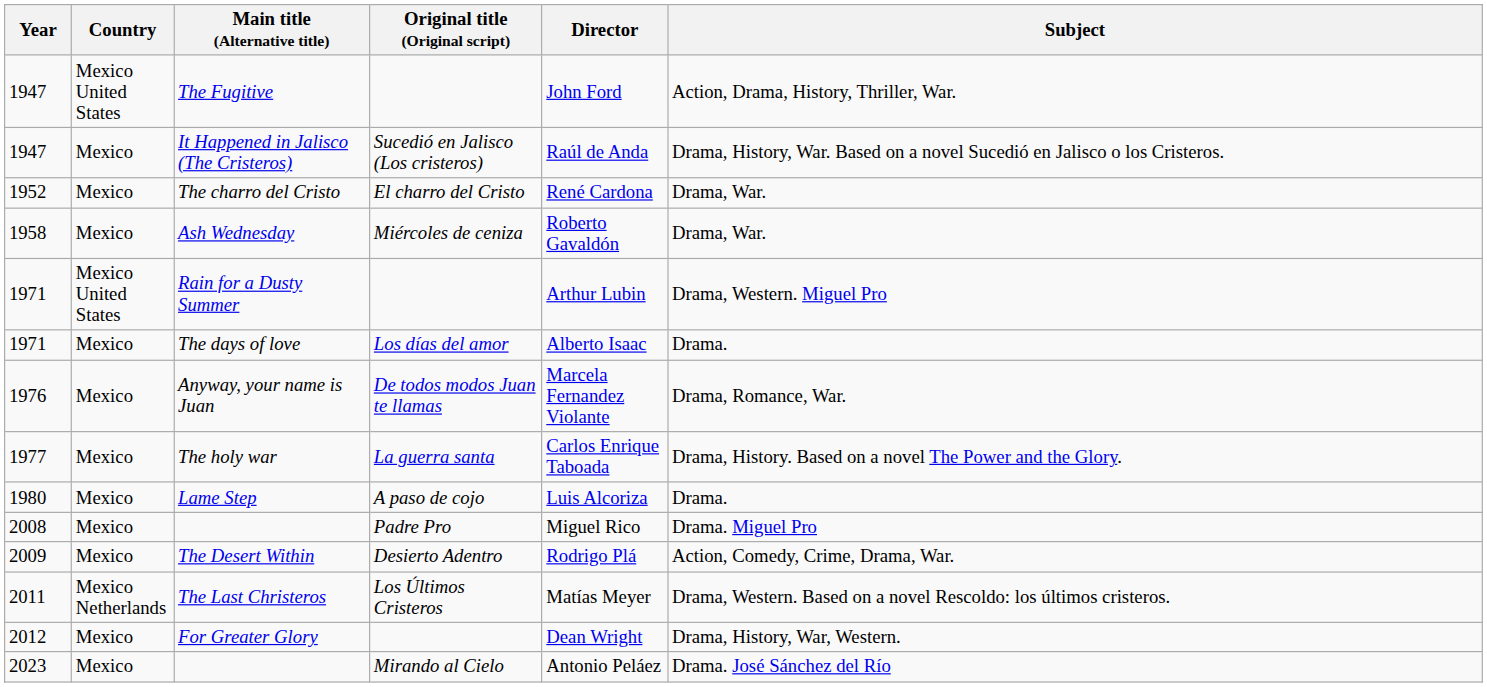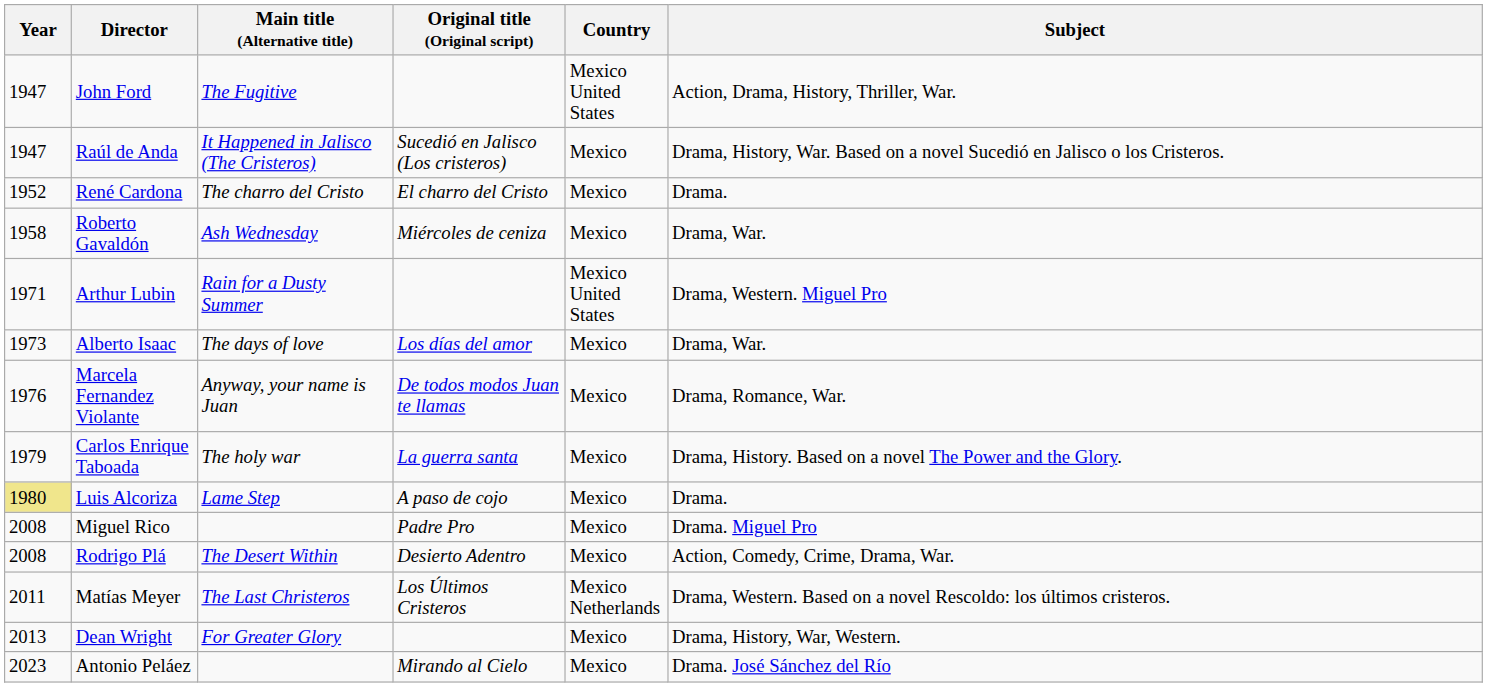columns swapped: (123, 29) <-> (605, 29)
(719, 192) Drama, War. -> (700, 192) Drama.
(28, 344) 1971 -> (28, 344) 1973
(700, 344) Drama. -> (719, 344) Drama, War.
(28, 456) 1977 -> (28, 456) 1979
(28, 497) no background -> (28, 497) khaki background
(28, 556) 2009 -> (28, 556) 2008
(28, 636) 2012 -> (28, 636) 2013
